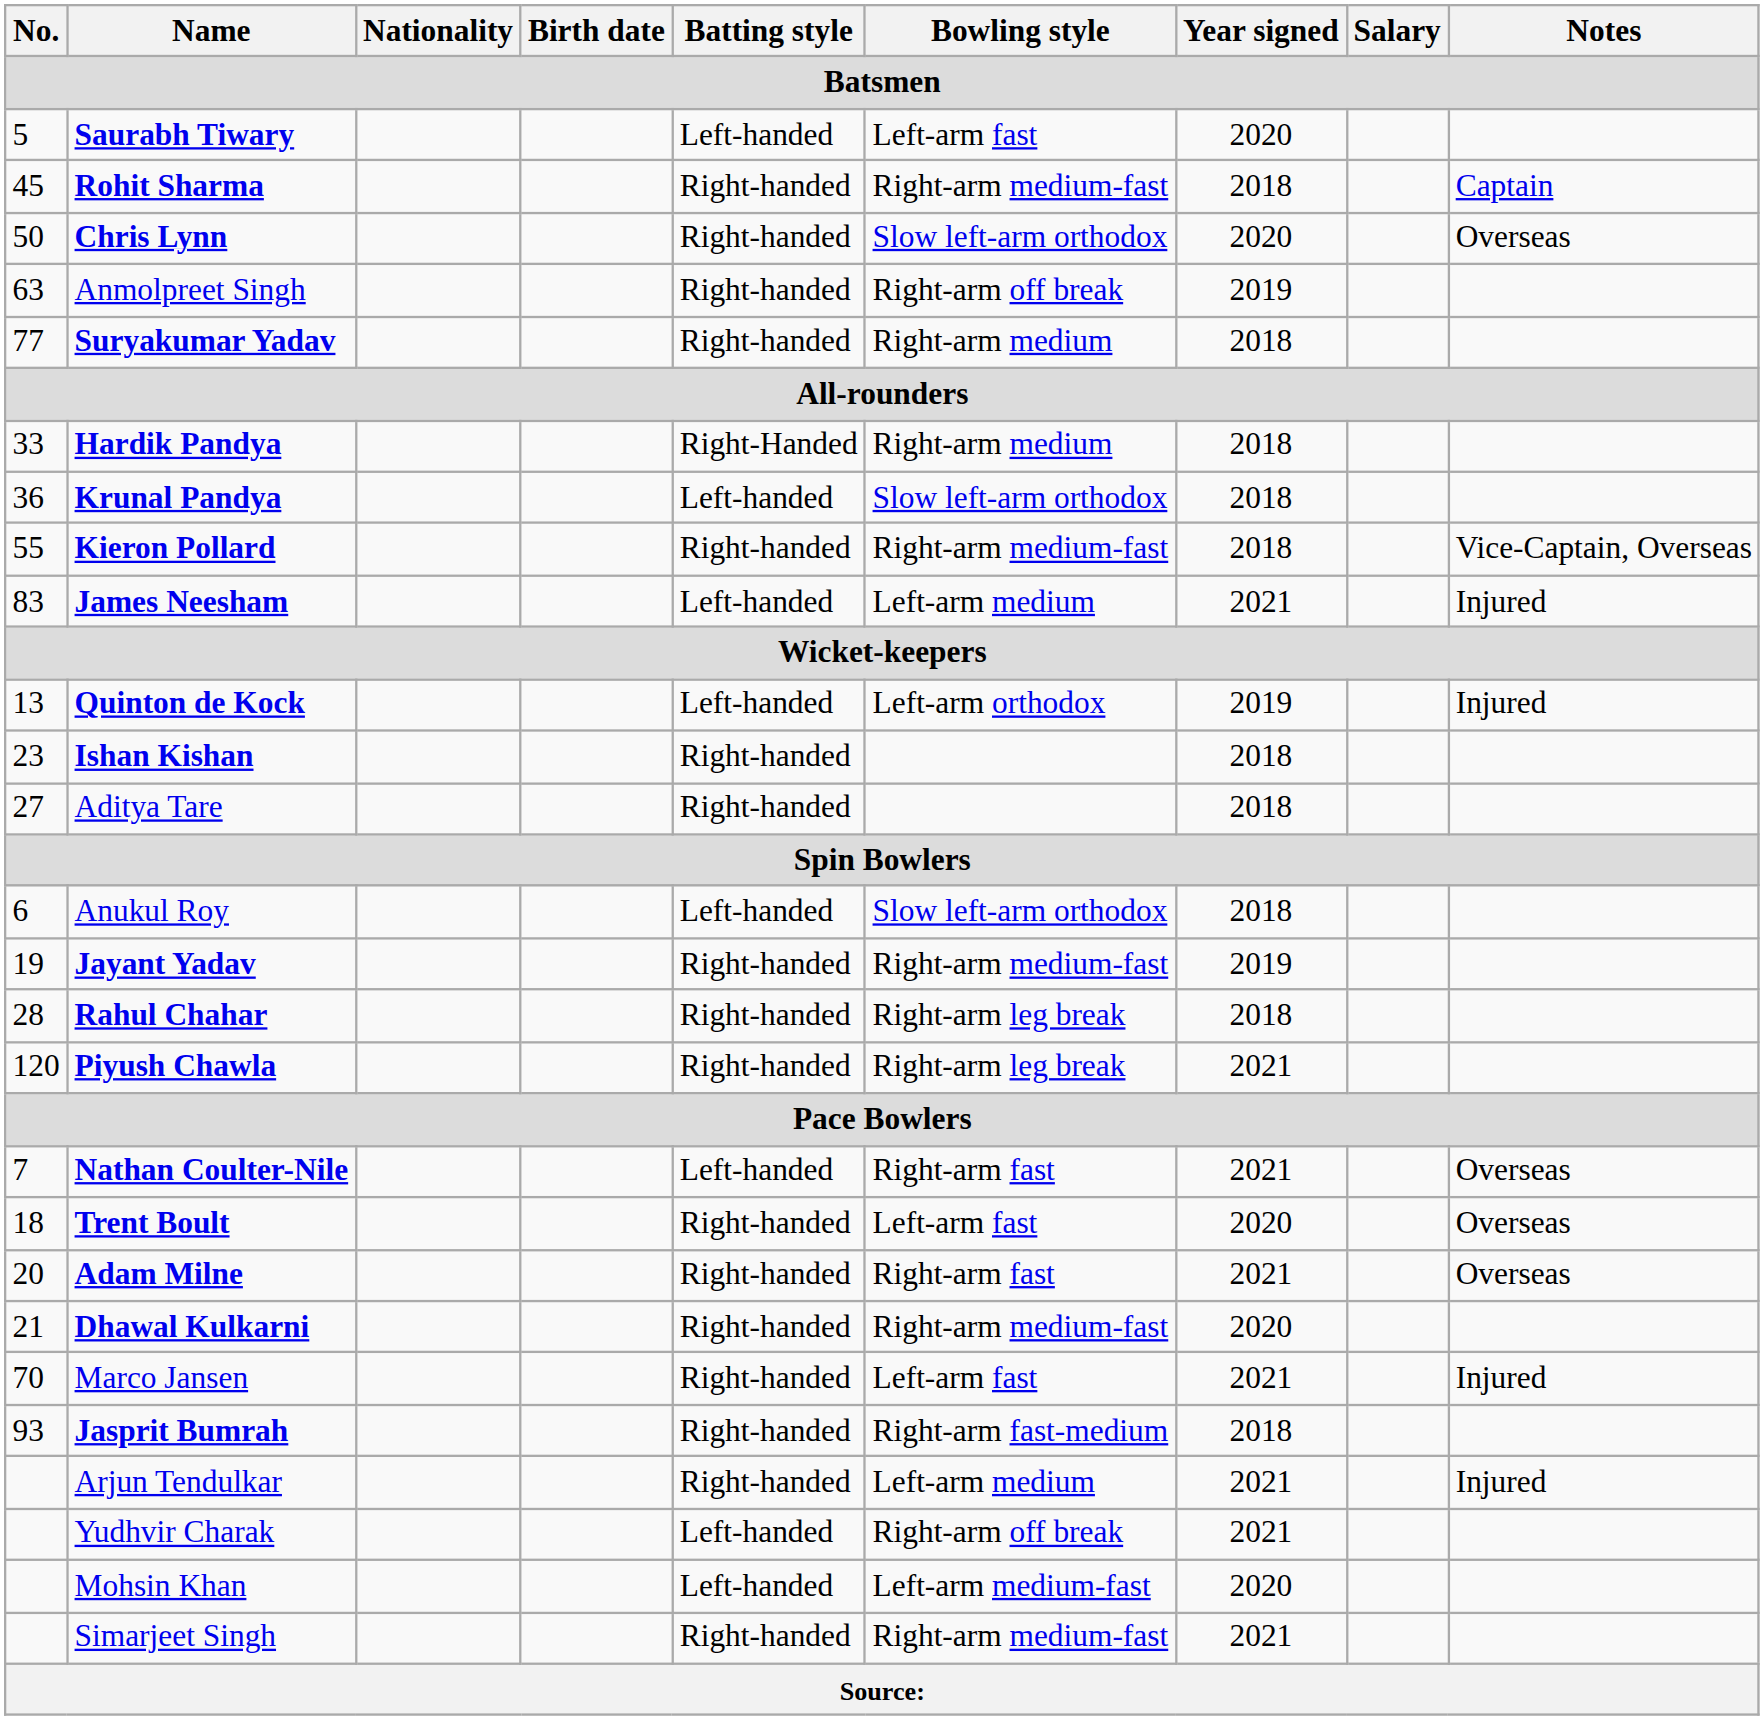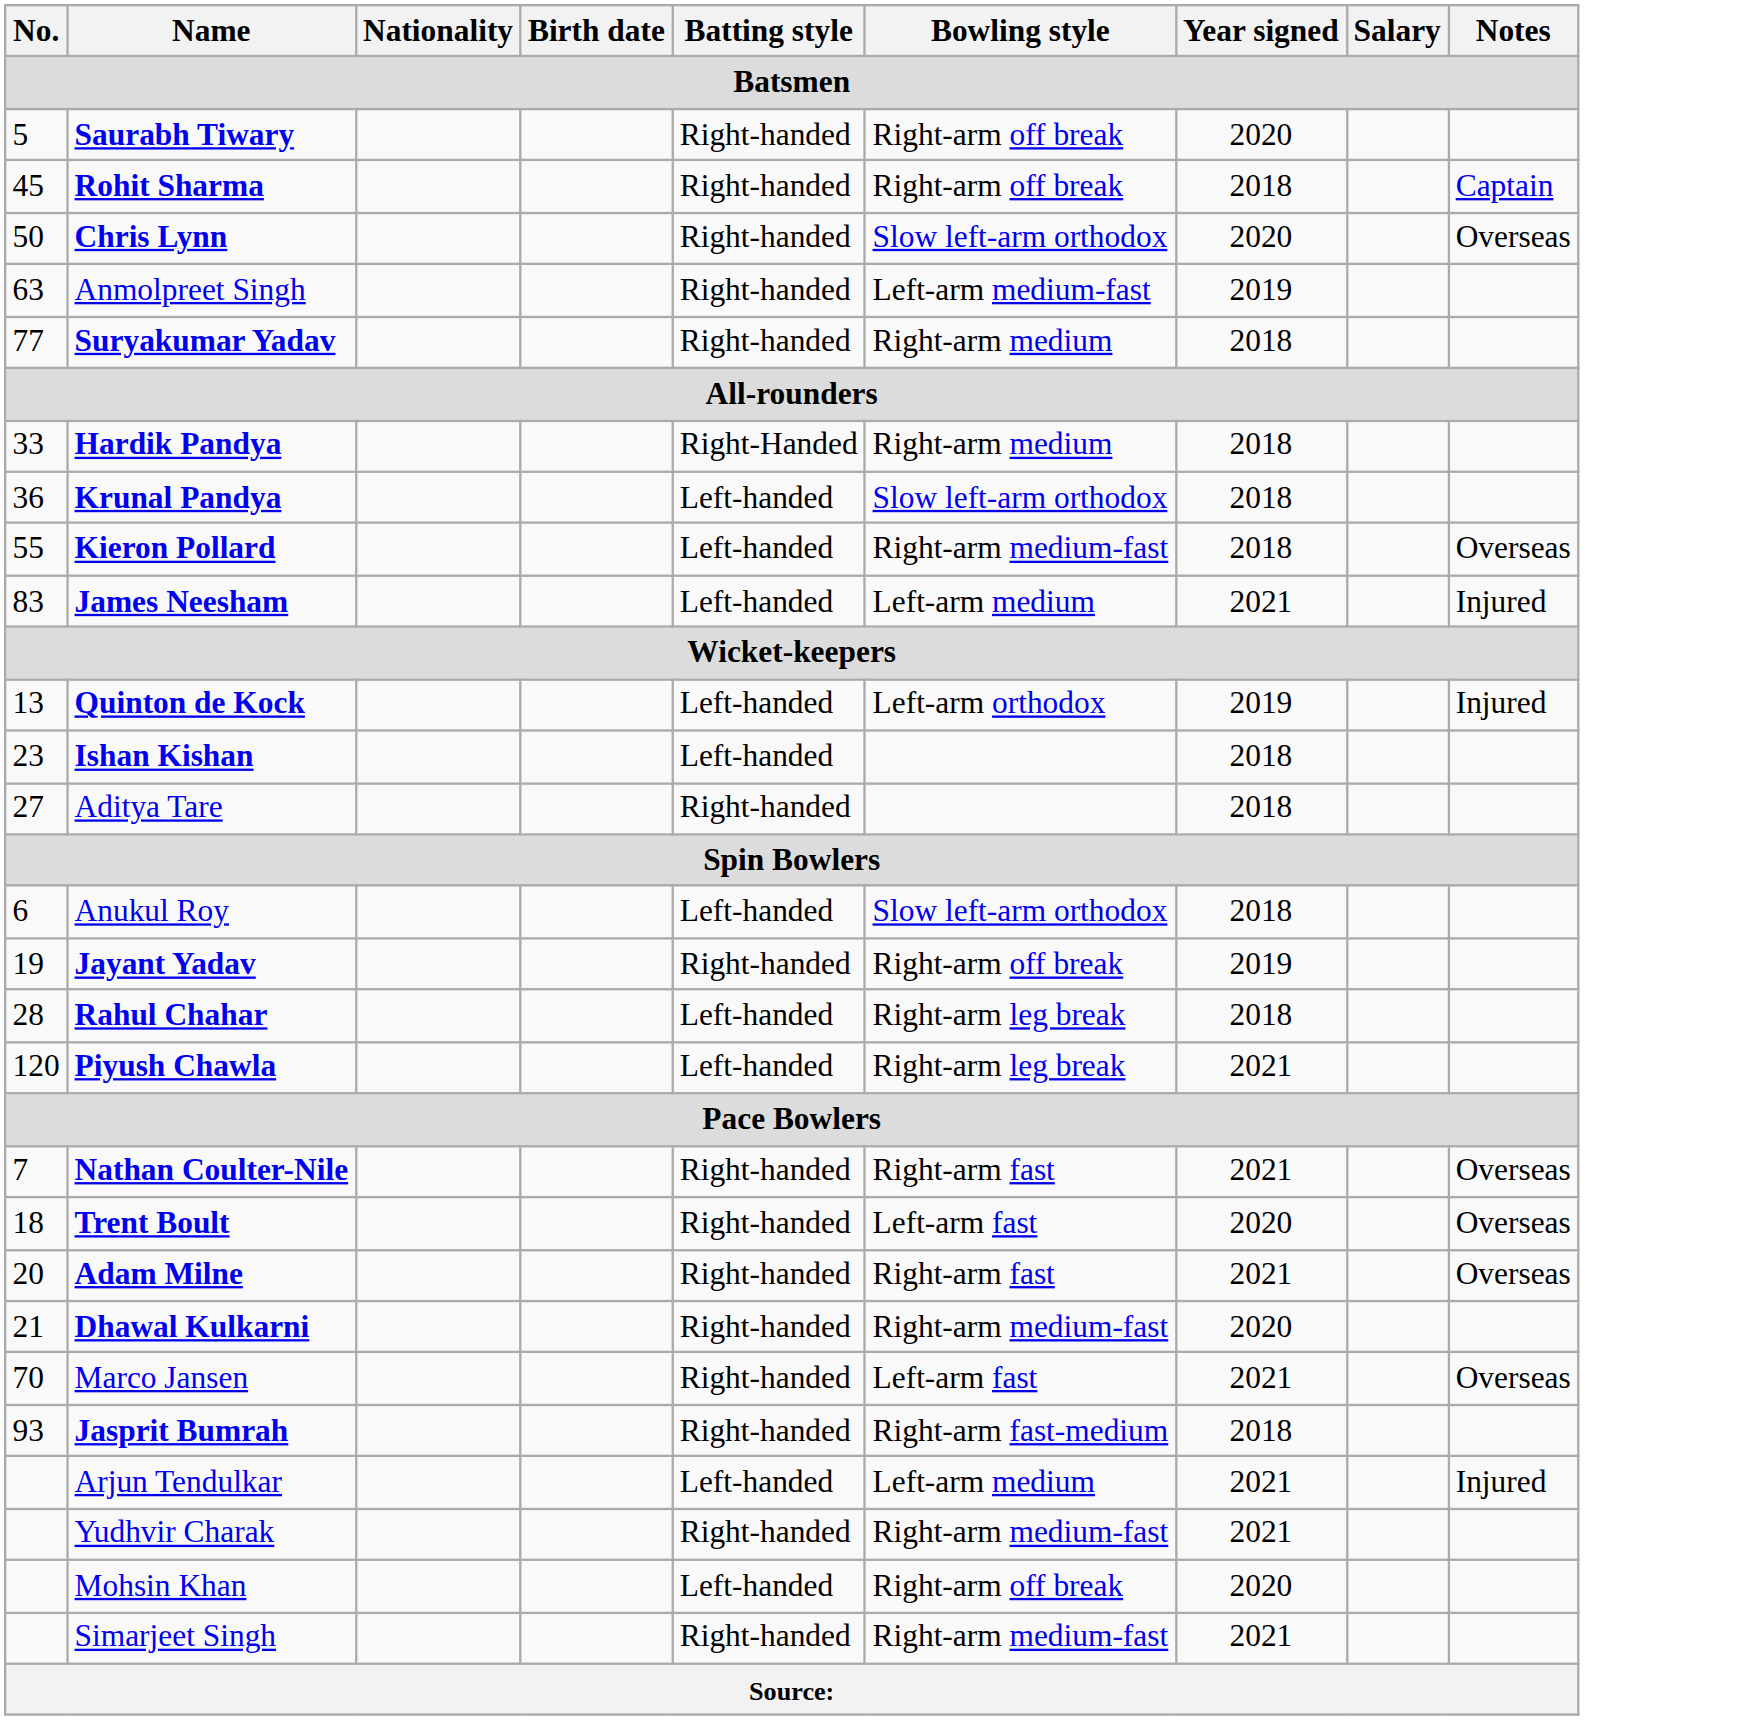(756, 133) Left-handed -> (765, 133) Right-handed
(955, 133) Left-arm fast -> (998, 133) Right-arm off break
(1020, 185) Right-arm medium-fast -> (998, 185) Right-arm off break
(998, 289) Right-arm off break -> (1012, 289) Left-arm medium-fast
(765, 548) Right-handed -> (756, 548) Left-handed
(1604, 548) Vice-Captain, Overseas -> (1513, 548) Overseas
(765, 755) Right-handed -> (756, 755) Left-handed
(1020, 962) Right-arm medium-fast -> (998, 962) Right-arm off break
(765, 1014) Right-handed -> (756, 1014) Left-handed
(765, 1066) Right-handed -> (756, 1066) Left-handed
(756, 1170) Left-handed -> (765, 1170) Right-handed
(1501, 1377) Injured -> (1513, 1377) Overseas
(765, 1481) Right-handed -> (756, 1481) Left-handed
(756, 1533) Left-handed -> (765, 1533) Right-handed
(998, 1533) Right-arm off break -> (1020, 1533) Right-arm medium-fast
(1012, 1584) Left-arm medium-fast -> (998, 1584) Right-arm off break
